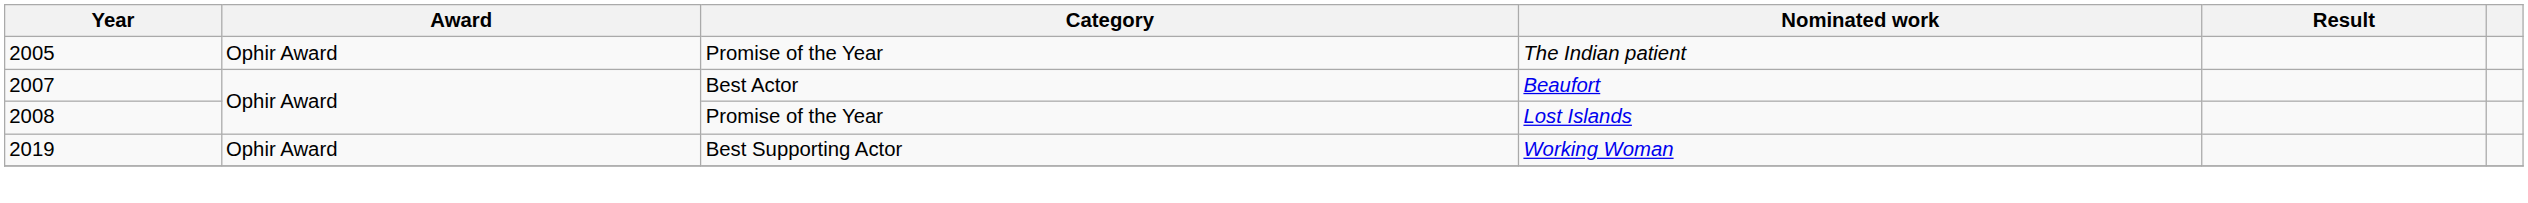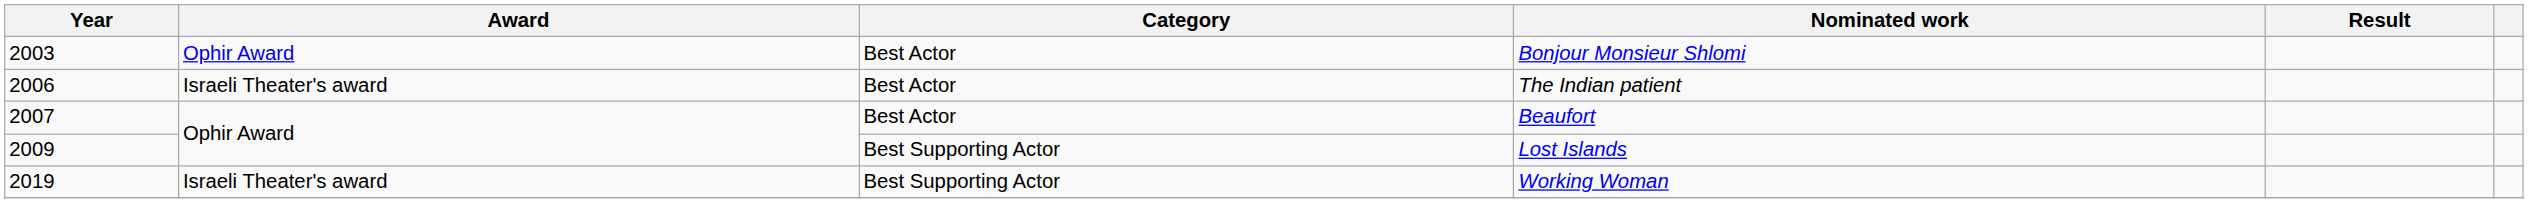+ row: (1632, 52)
(32, 52) 2005 -> (32, 85) 2006
(282, 52) Ophir Award -> (285, 85) Israeli Theater's award
(794, 52) Promise of the Year -> (910, 85) Best Actor
(32, 117) 2008 -> (32, 149) 2009
(794, 117) Promise of the Year -> (962, 149) Best Supporting Actor
(282, 149) Ophir Award -> (285, 181) Israeli Theater's award
